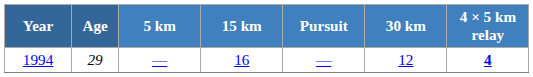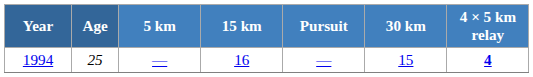(95, 60) 29 -> (95, 60) 25
(406, 60) 12 -> (406, 60) 15
